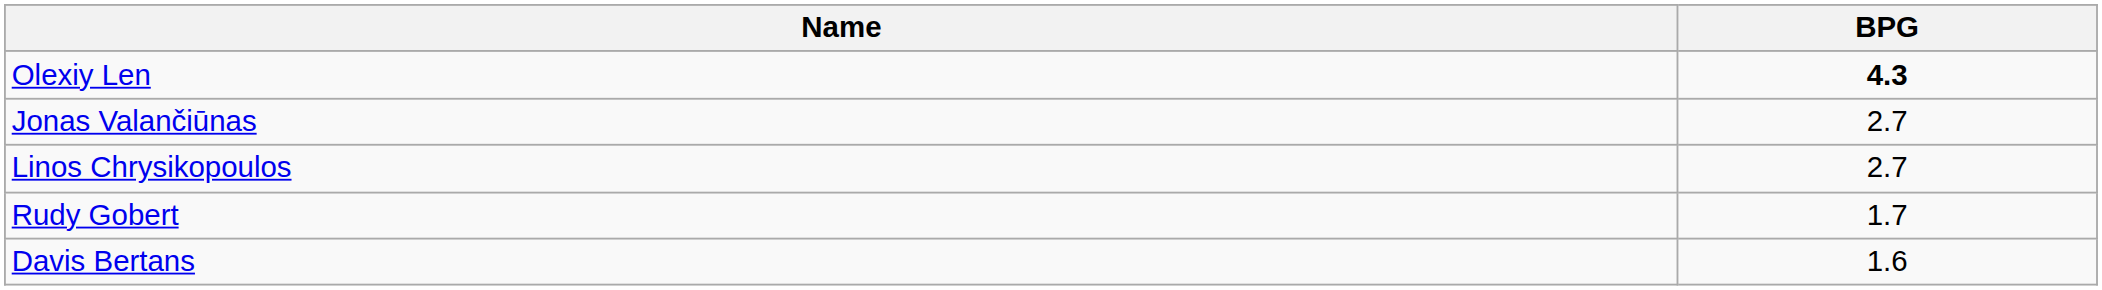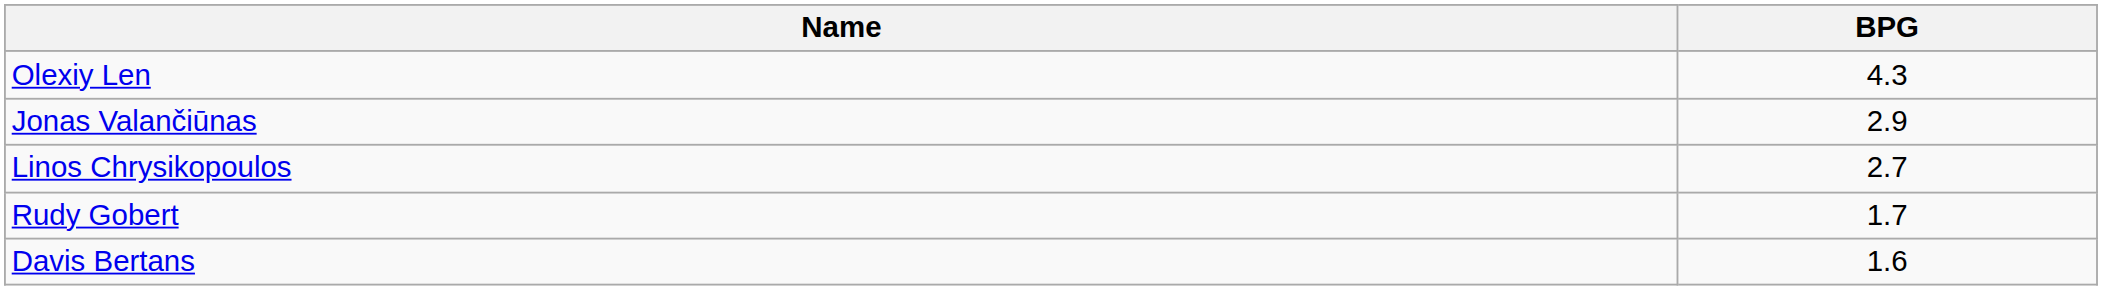(1887, 74) bold -> (1887, 74) normal
(1887, 121) 2.7 -> (1887, 121) 2.9
